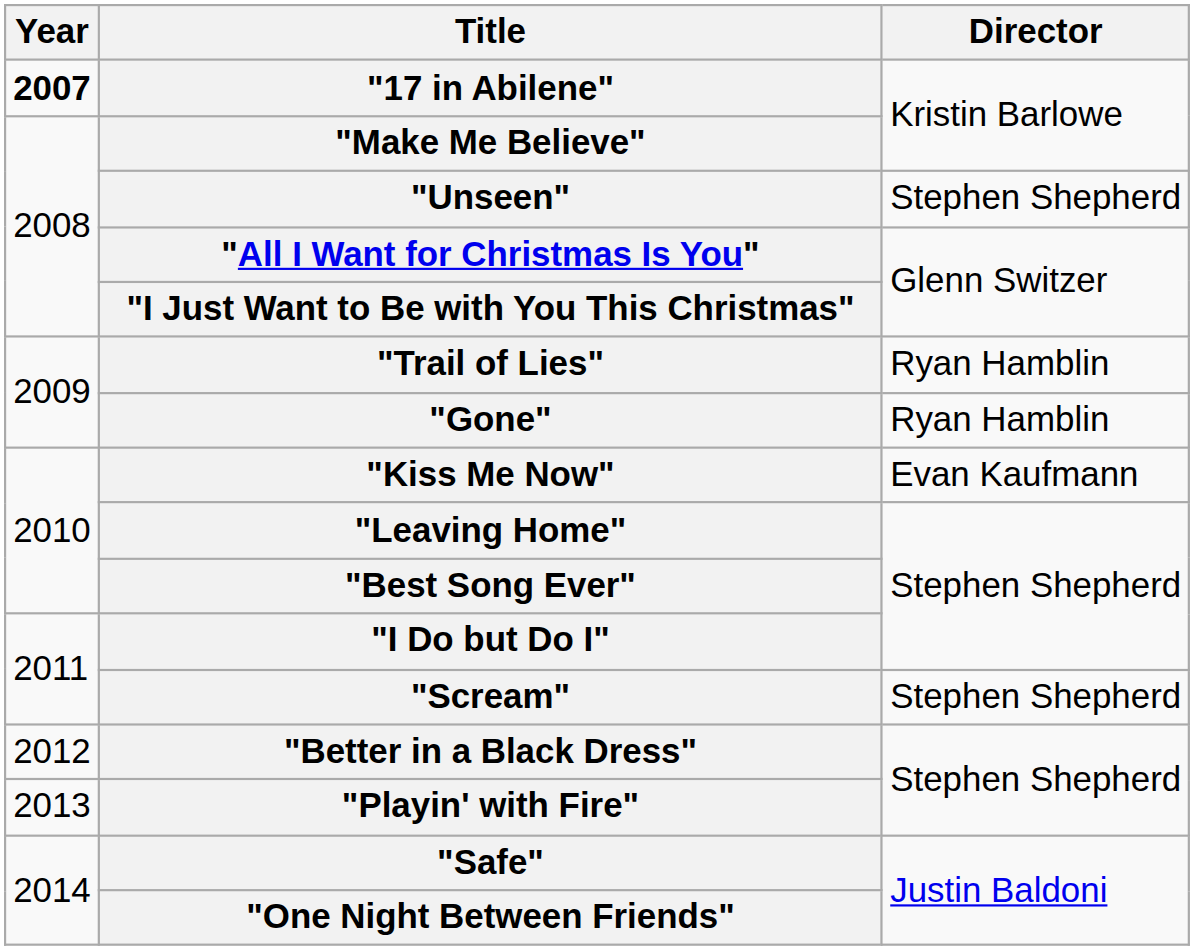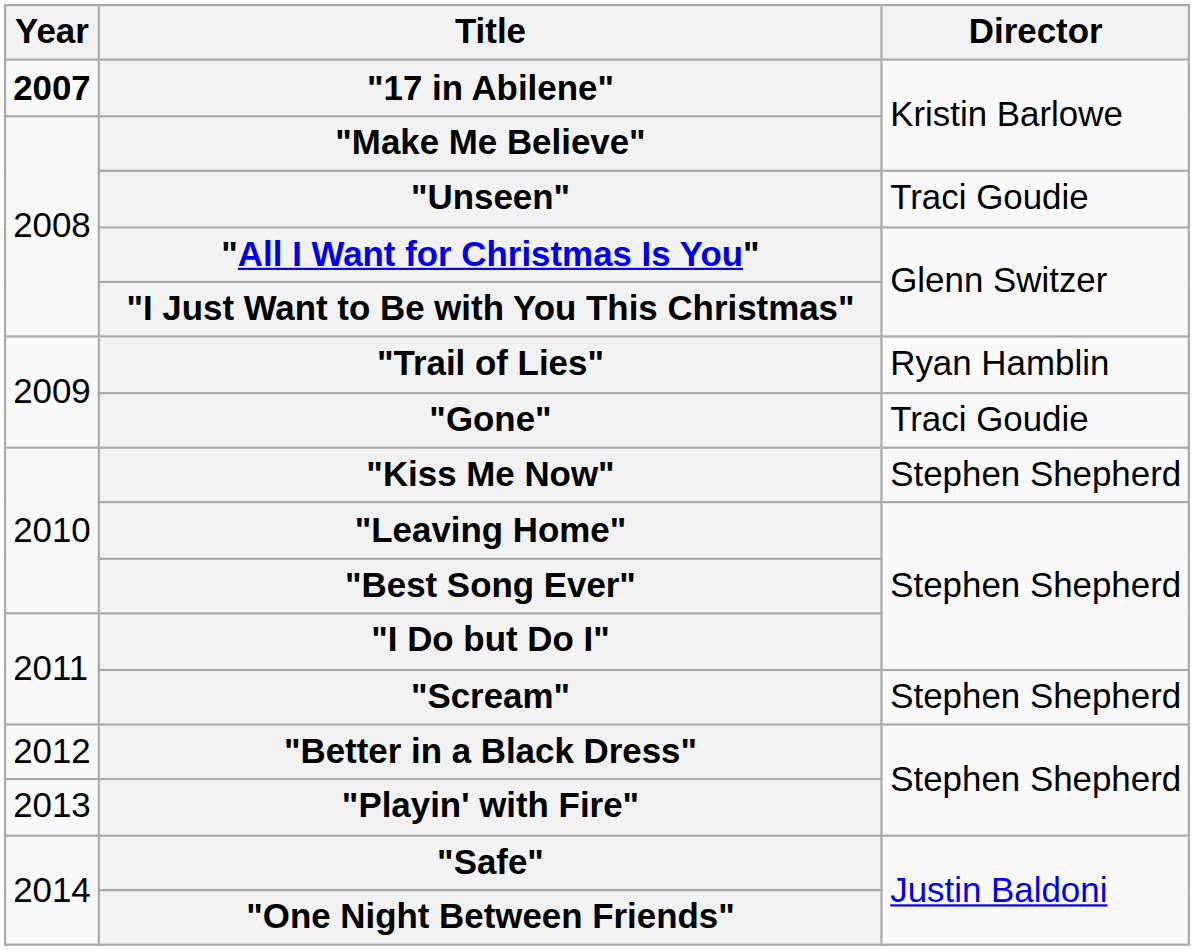(1036, 198) Stephen Shepherd -> (989, 198) Traci Goudie
(1000, 419) Ryan Hamblin -> (989, 419) Traci Goudie
(1014, 474) Evan Kaufmann -> (1036, 474) Stephen Shepherd
